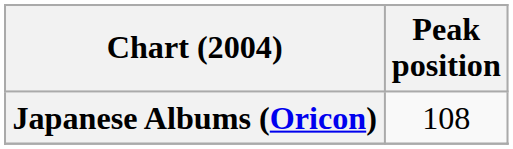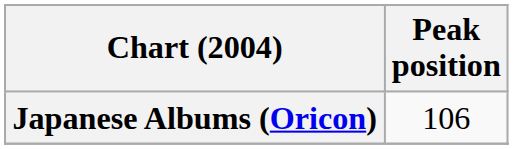(446, 117) 108 -> (446, 117) 106
